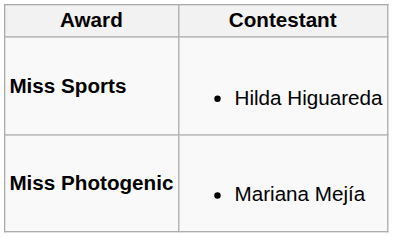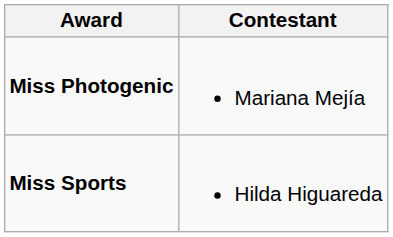rows swapped: (91, 183) <-> (68, 85)
